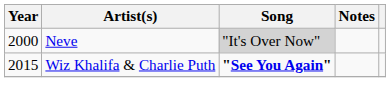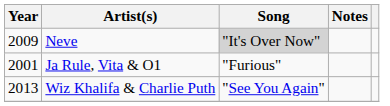(23, 40) 2000 -> (23, 40) 2009
+ row: (103, 64)
(23, 64) 2015 -> (23, 88) 2013
(277, 64) bold -> (274, 88) normal
